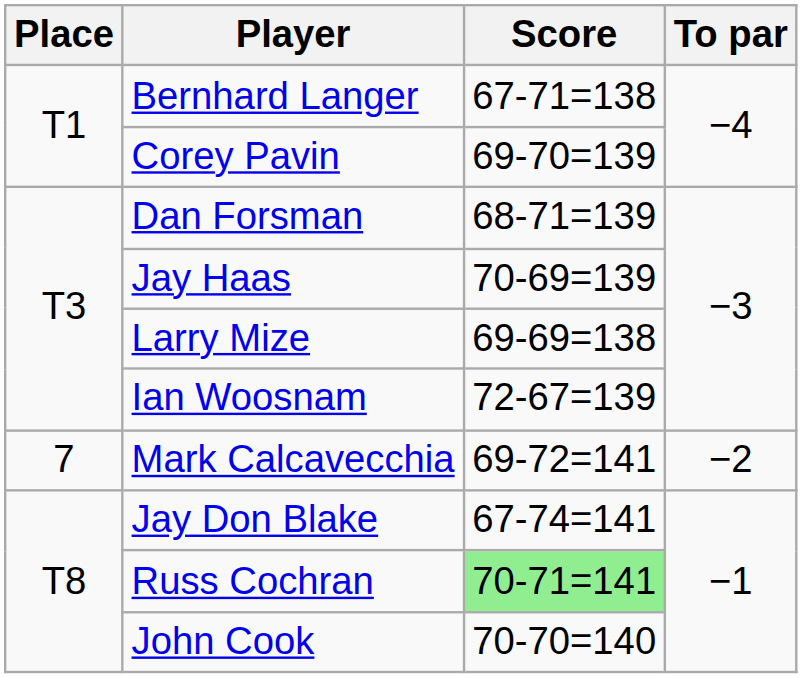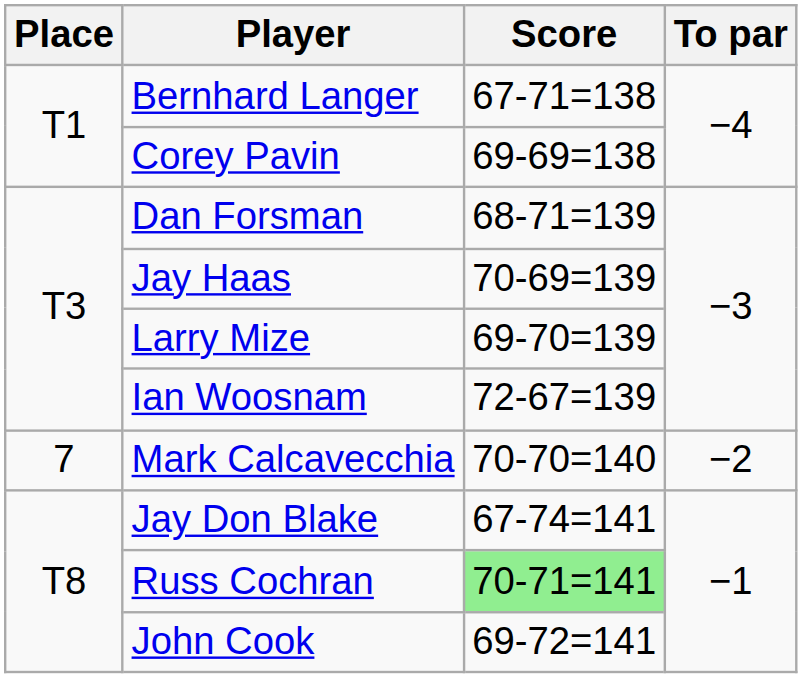(564, 156) 69-70=139 -> (564, 156) 69-69=138
(564, 338) 69-69=138 -> (564, 338) 69-70=139
(564, 459) 69-72=141 -> (564, 459) 70-70=140
(564, 641) 70-70=140 -> (564, 641) 69-72=141
